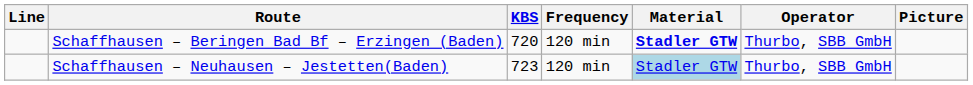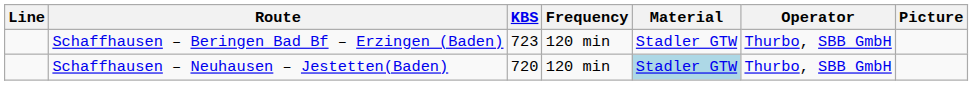(525, 42) 720 -> (525, 42) 723
(687, 42) bold -> (687, 42) normal
(525, 67) 723 -> (525, 67) 720
